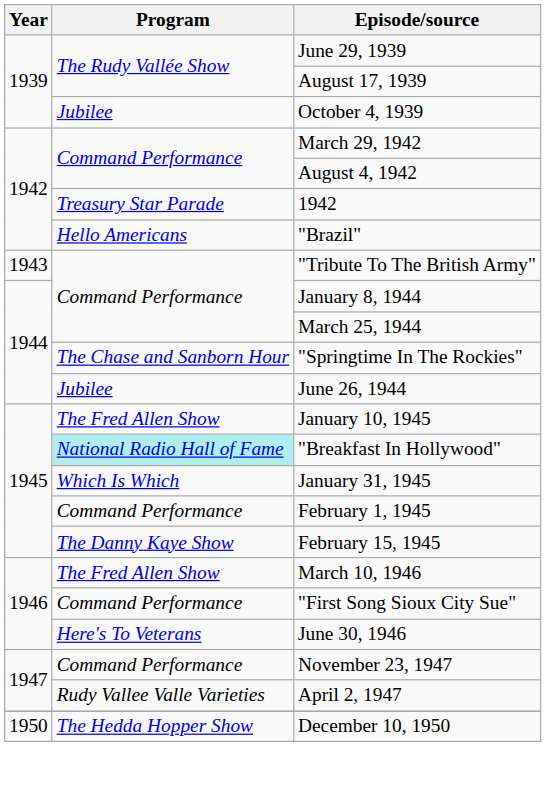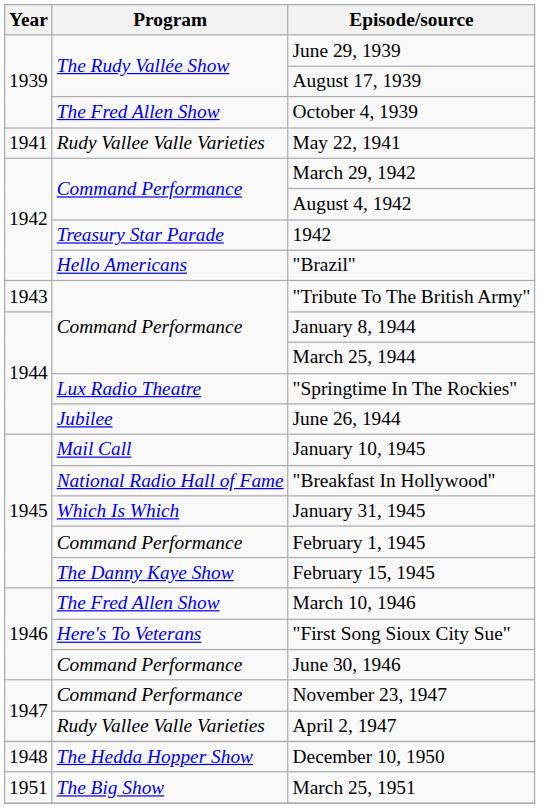(85, 111) Jubilee -> (138, 111) The Fred Allen Show
+ row: (347, 142)
(173, 357) The Chase and Sanborn Hour -> (129, 388) Lux Radio Theatre
(138, 419) The Fred Allen Show -> (94, 449) Mail Call
(170, 449) paleturquoise background -> (170, 480) no background
(149, 603) Command Performance -> (129, 633) Here's To Veterans
(129, 633) Here's To Veterans -> (149, 664) Command Performance
(28, 726) 1950 -> (28, 756) 1948
+ row: (354, 787)
